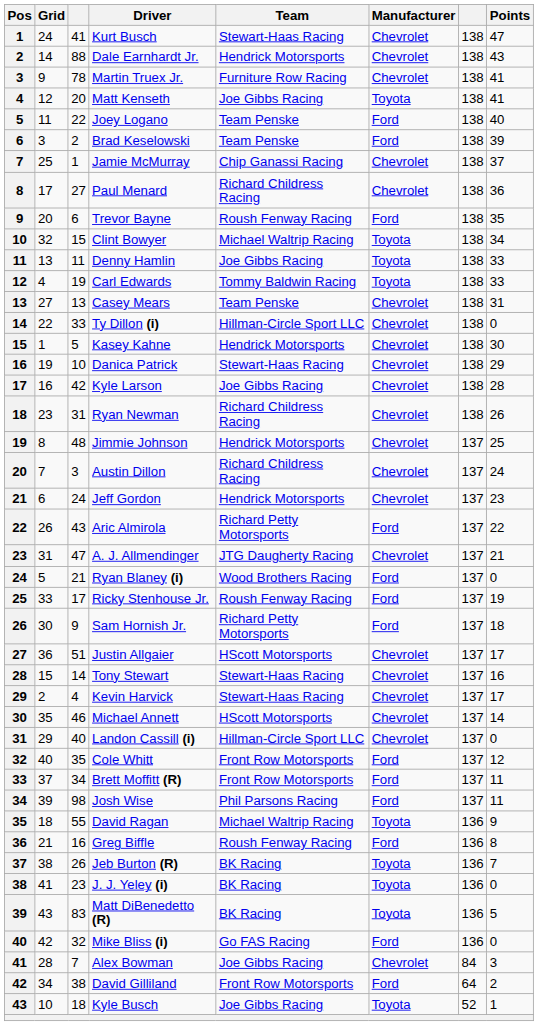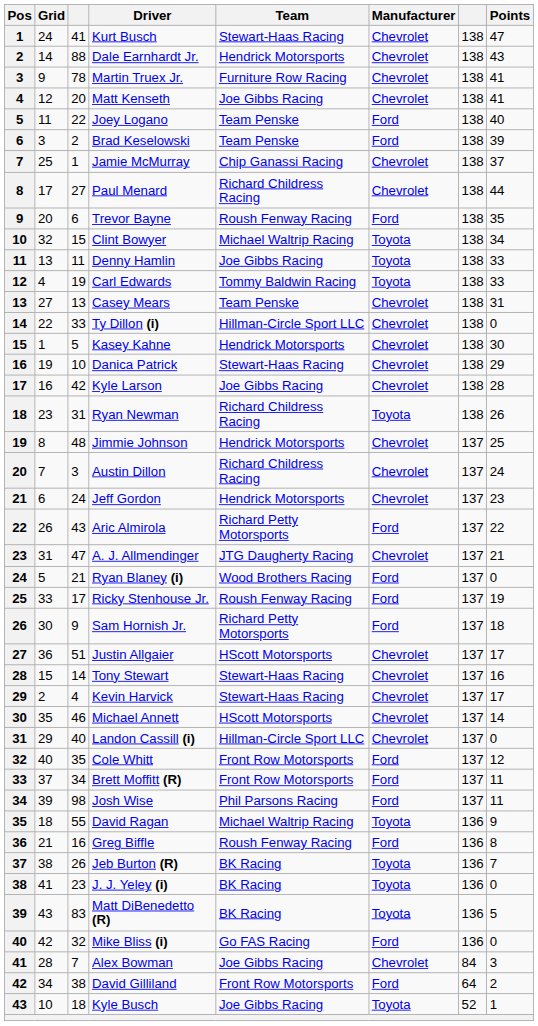(391, 99) Toyota -> (400, 99) Chevrolet
(497, 190) 36 -> (497, 190) 44
(400, 414) Chevrolet -> (391, 414) Toyota
